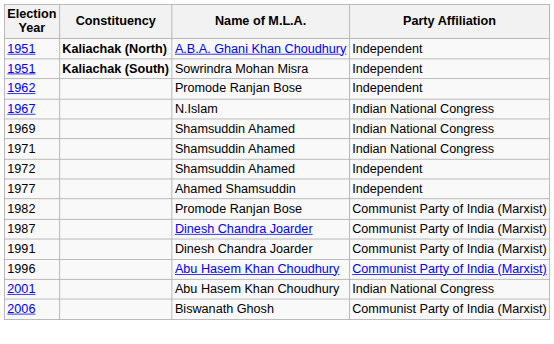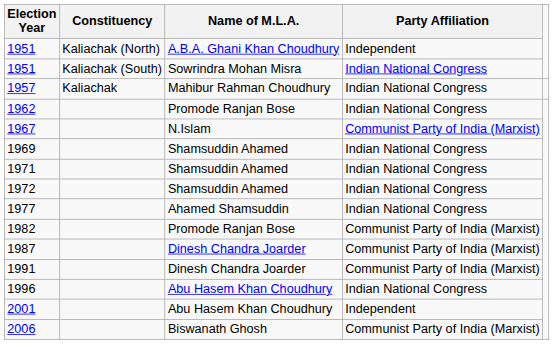(115, 48) bold -> (111, 48) normal
(116, 68) bold -> (112, 68) normal
(387, 68) Independent -> (416, 68) Indian National Congress
+ row: (21, 88)
(387, 88) Independent -> (416, 108) Indian National Congress
(423, 108) Indian National Congress -> (442, 128) Communist Party of India (Marxist)
(387, 169) Independent -> (416, 189) Indian National Congress
(387, 189) Independent -> (416, 209) Indian National Congress
(449, 269) Communist Party of India (Marxist) -> (416, 289) Indian National Congress
(423, 289) Indian National Congress -> (380, 309) Independent
